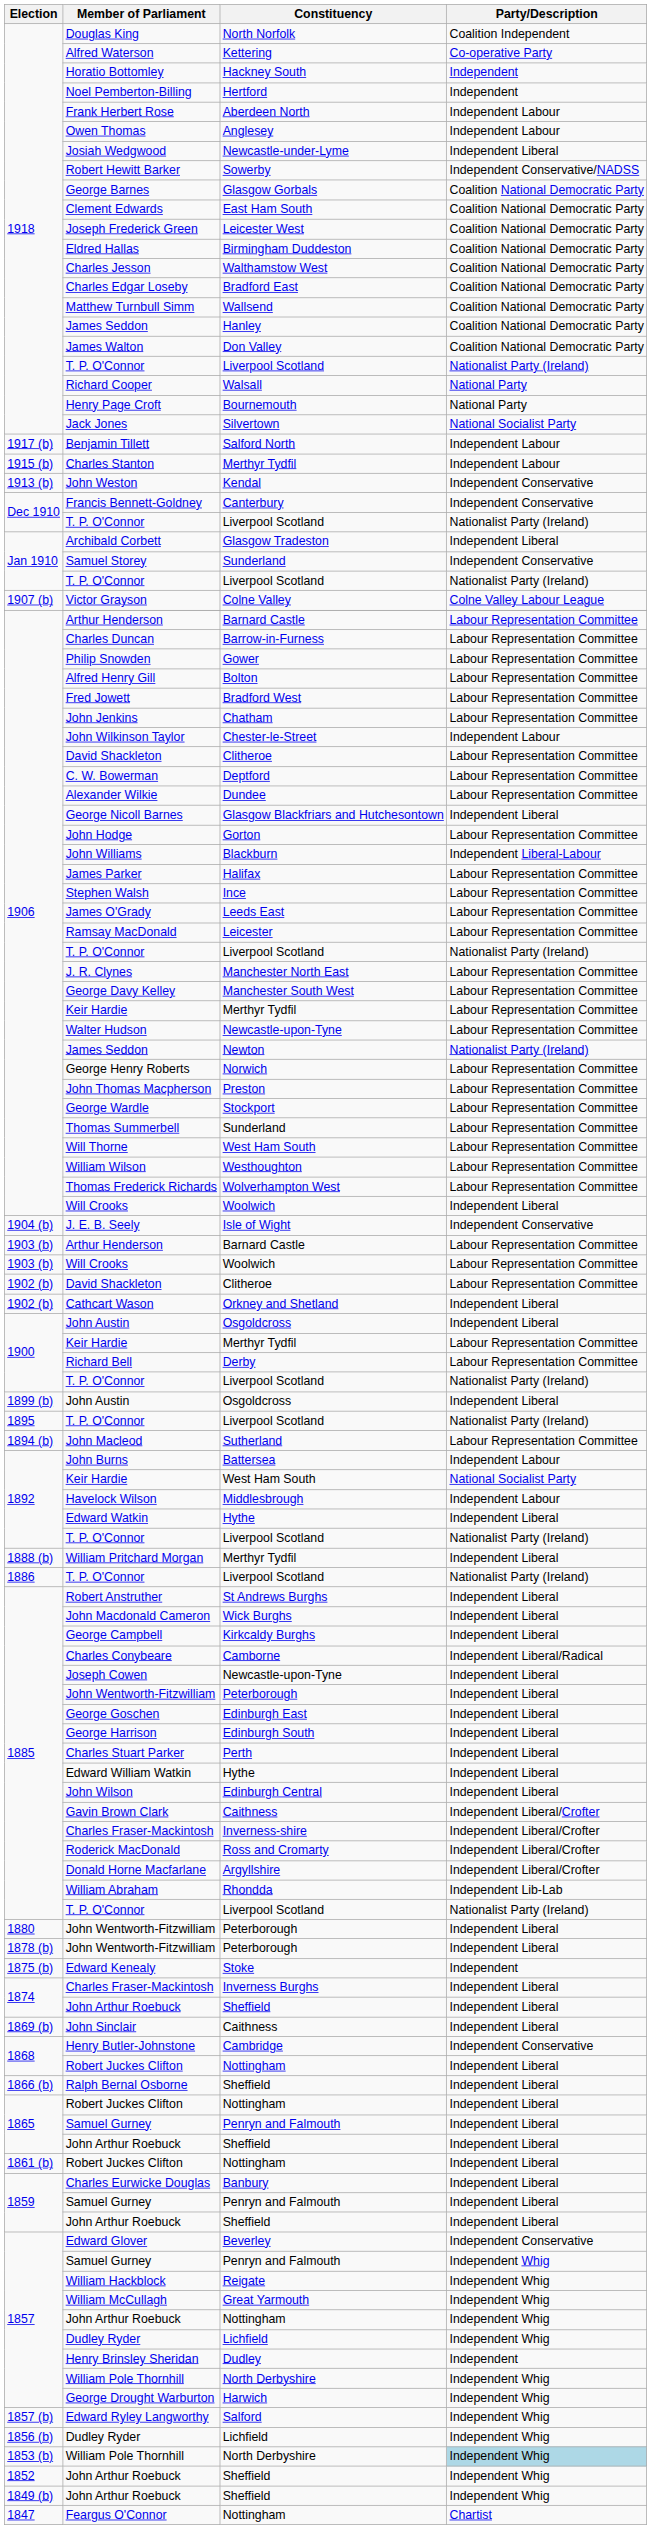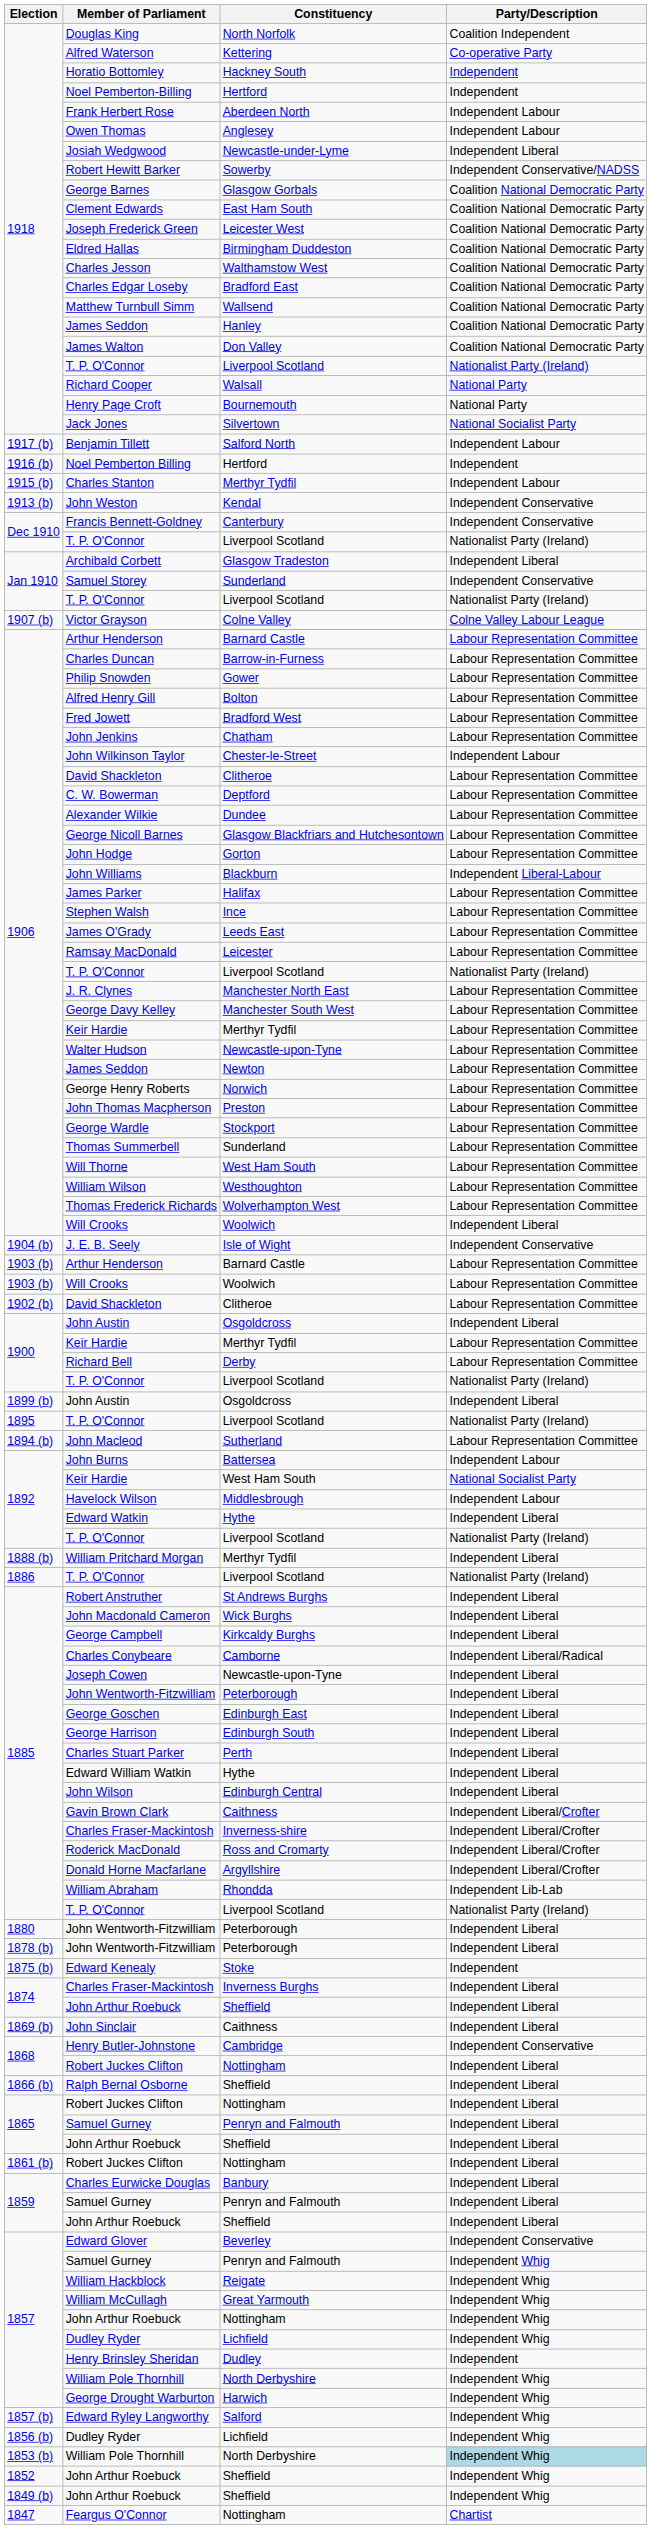+ row: (30, 463)
(504, 815) Independent Liberal -> (544, 834) Labour Representation Committee
(519, 1049) Nationalist Party (Ireland) -> (544, 1069) Labour Representation Committee
- row: (30, 1303)
